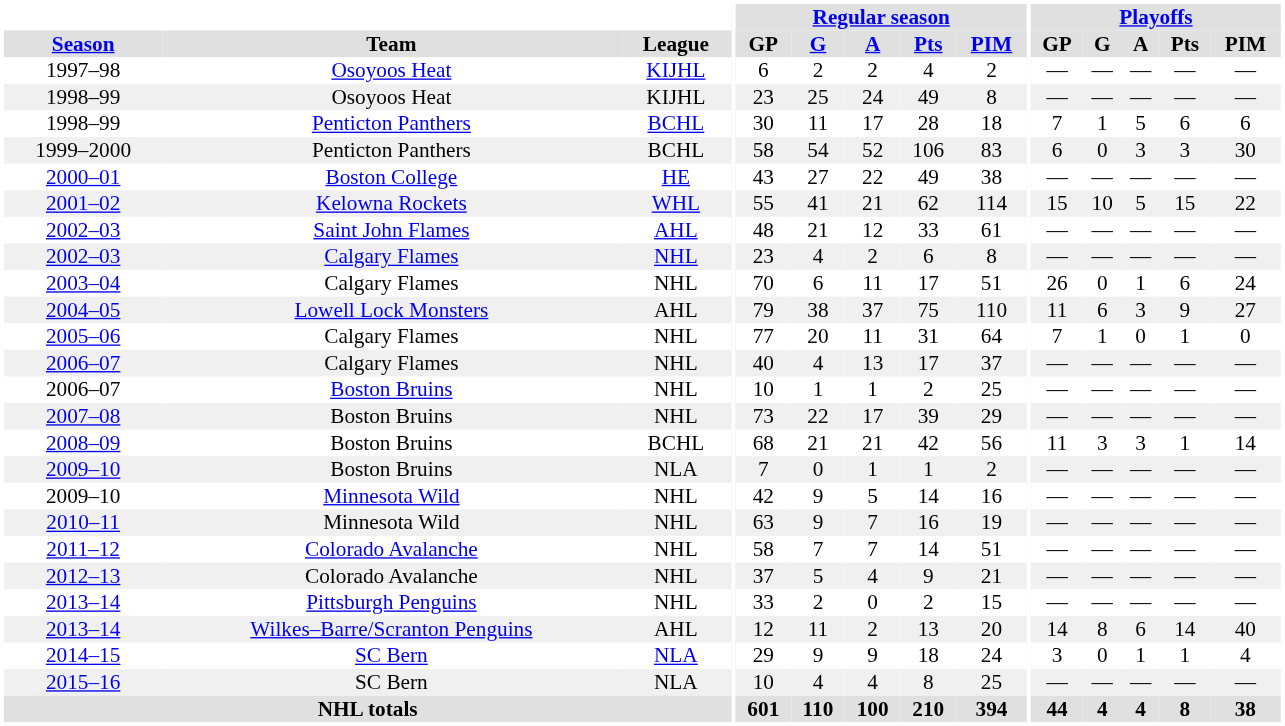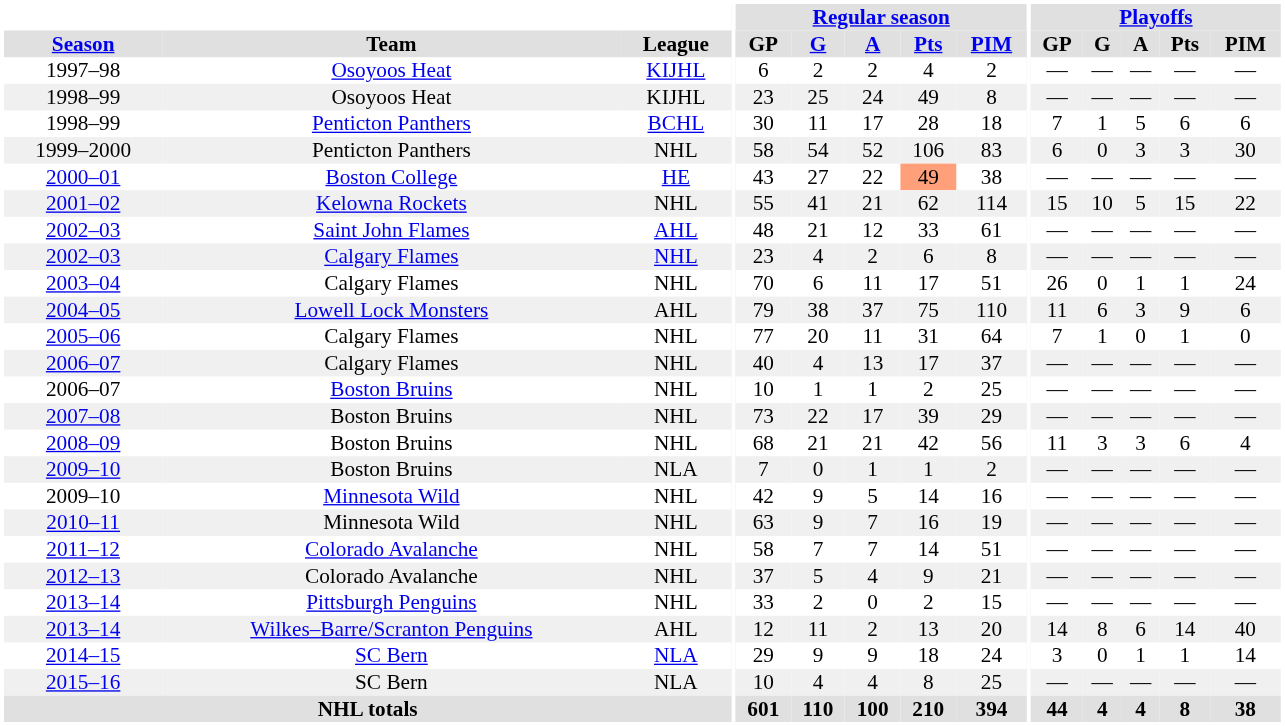(676, 150) BCHL -> (676, 150) NHL
(928, 176) no background -> (928, 176) lightsalmon background
(676, 203) WHL -> (676, 203) NHL
(1185, 283) 6 -> (1185, 283) 1
(1245, 309) 27 -> (1245, 309) 6
(676, 442) BCHL -> (676, 442) NHL
(1185, 442) 1 -> (1185, 442) 6
(1245, 442) 14 -> (1245, 442) 4
(1245, 655) 4 -> (1245, 655) 14
